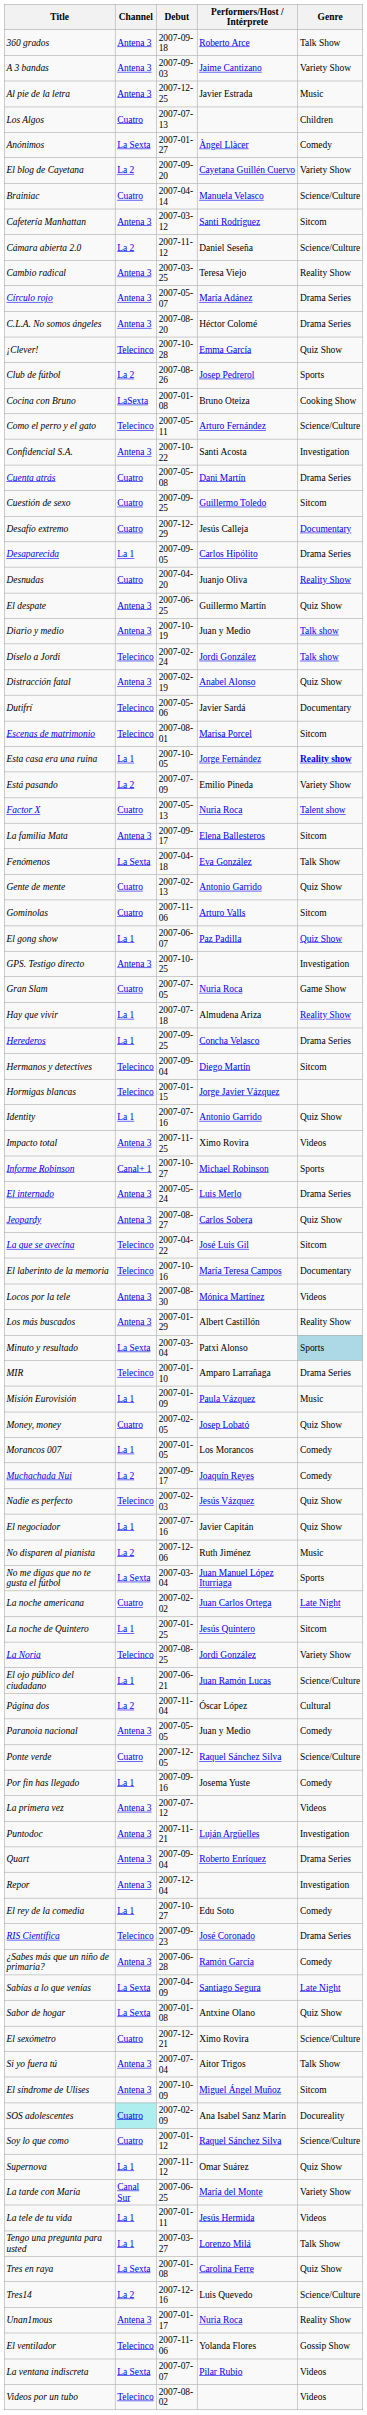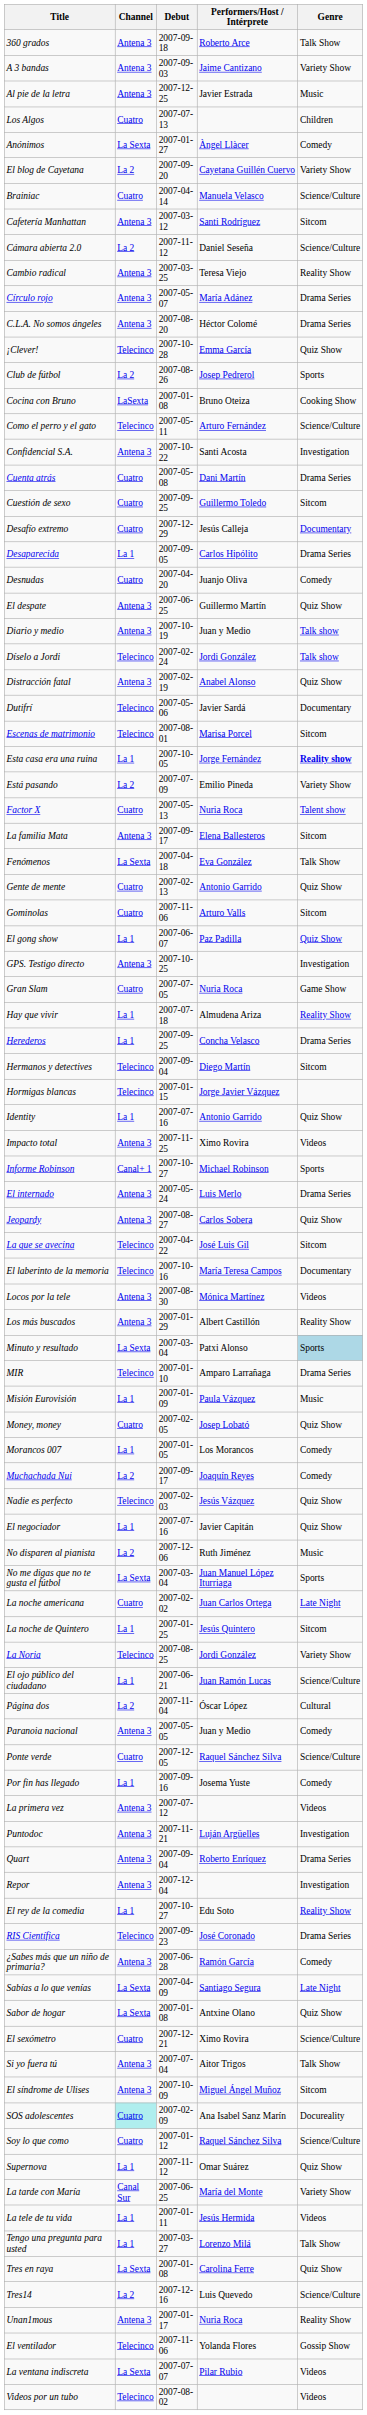(325, 580) Reality Show -> (316, 580) Comedy
(316, 1911) Comedy -> (325, 1911) Reality Show
